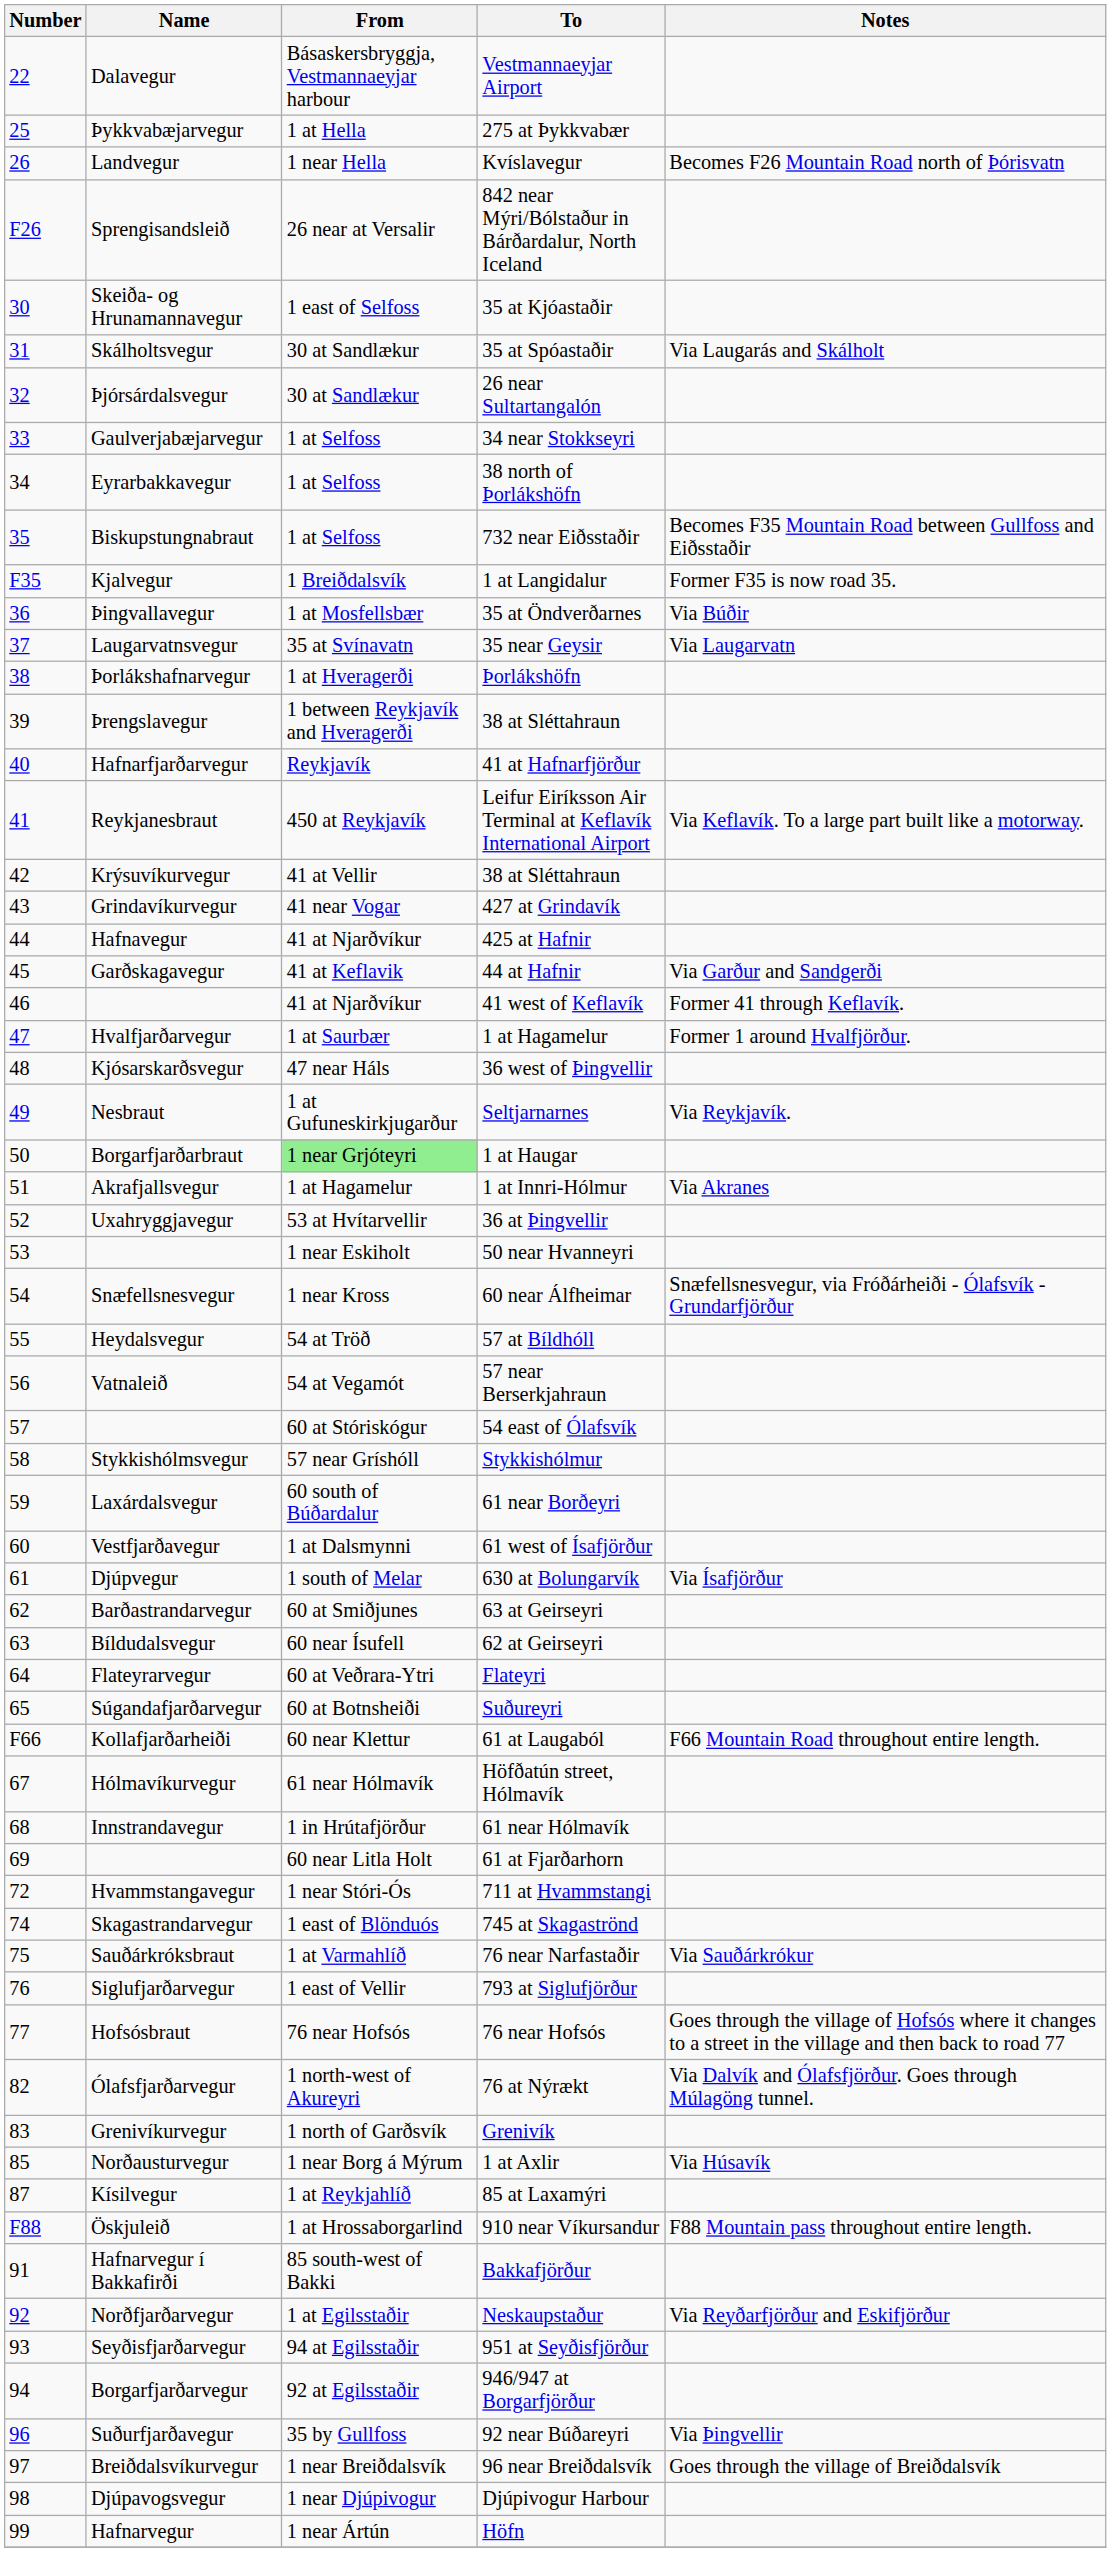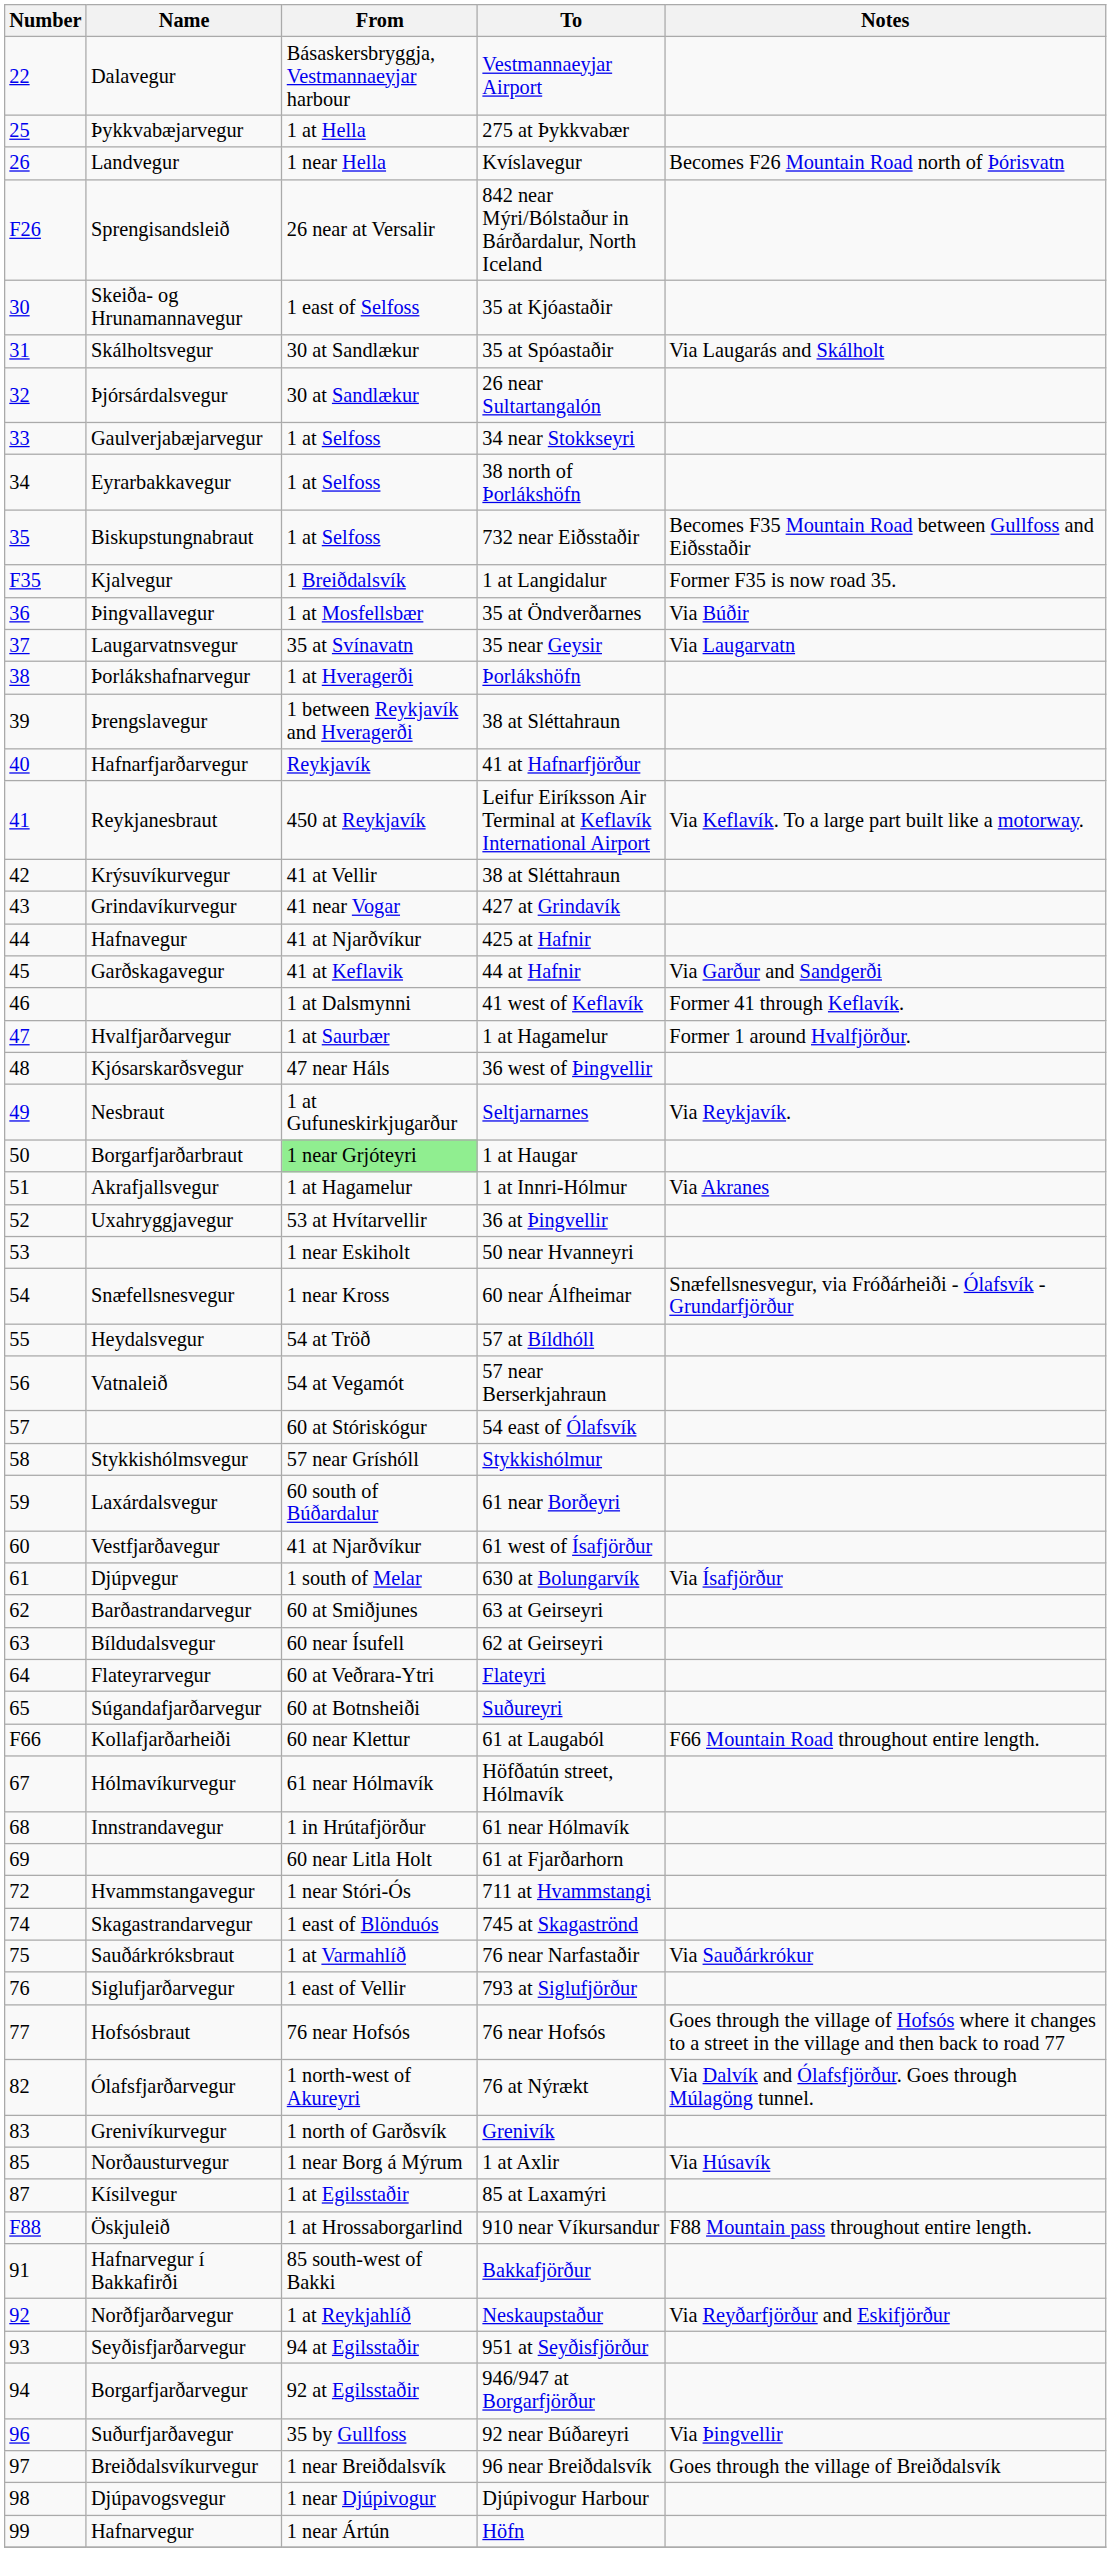(354, 1003) 41 at Njarðvíkur -> (349, 1003) 1 at Dalsmynni
(349, 1546) 1 at Dalsmynni -> (354, 1546) 41 at Njarðvíkur
(349, 2195) 1 at Reykjahlíð -> (348, 2195) 1 at Egilsstaðir
(348, 2314) 1 at Egilsstaðir -> (349, 2314) 1 at Reykjahlíð
